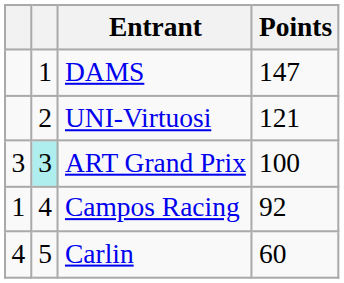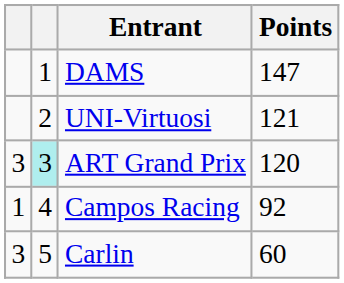(279, 162) 100 -> (279, 162) 120
(18, 253) 4 -> (18, 253) 3
